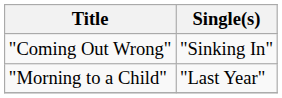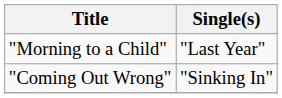rows swapped: (88, 78) <-> (90, 48)
